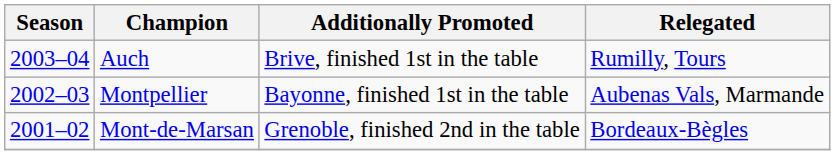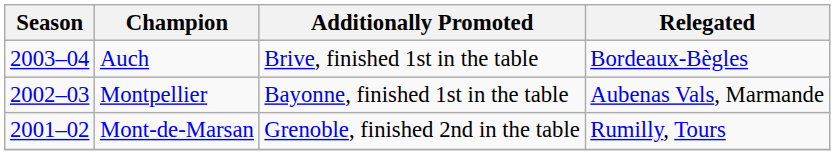(658, 58) Rumilly, Tours -> (669, 58) Bordeaux-Bègles
(669, 130) Bordeaux-Bègles -> (658, 130) Rumilly, Tours
